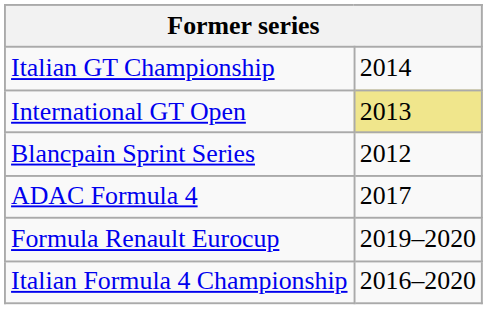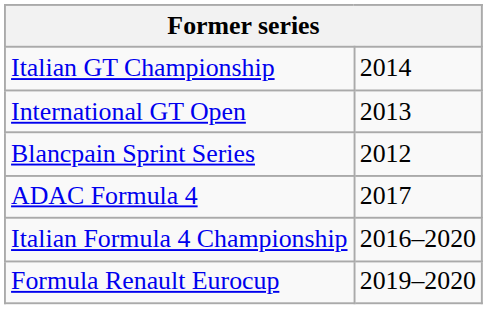(386, 110) khaki background -> (386, 110) no background
rows swapped: (179, 281) <-> (145, 238)
